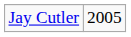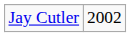(104, 18) 2005 -> (104, 18) 2002
